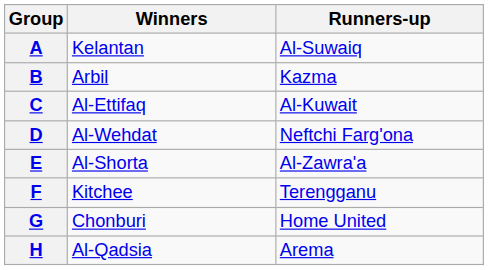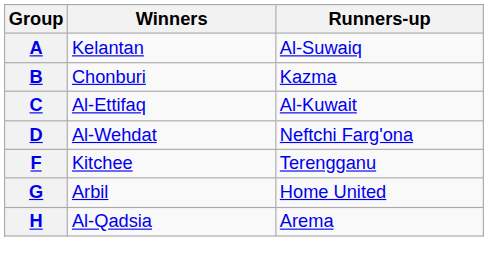(90, 76) Arbil -> (109, 76) Chonburi
- row: (36, 163)
(109, 221) Chonburi -> (90, 192) Arbil
